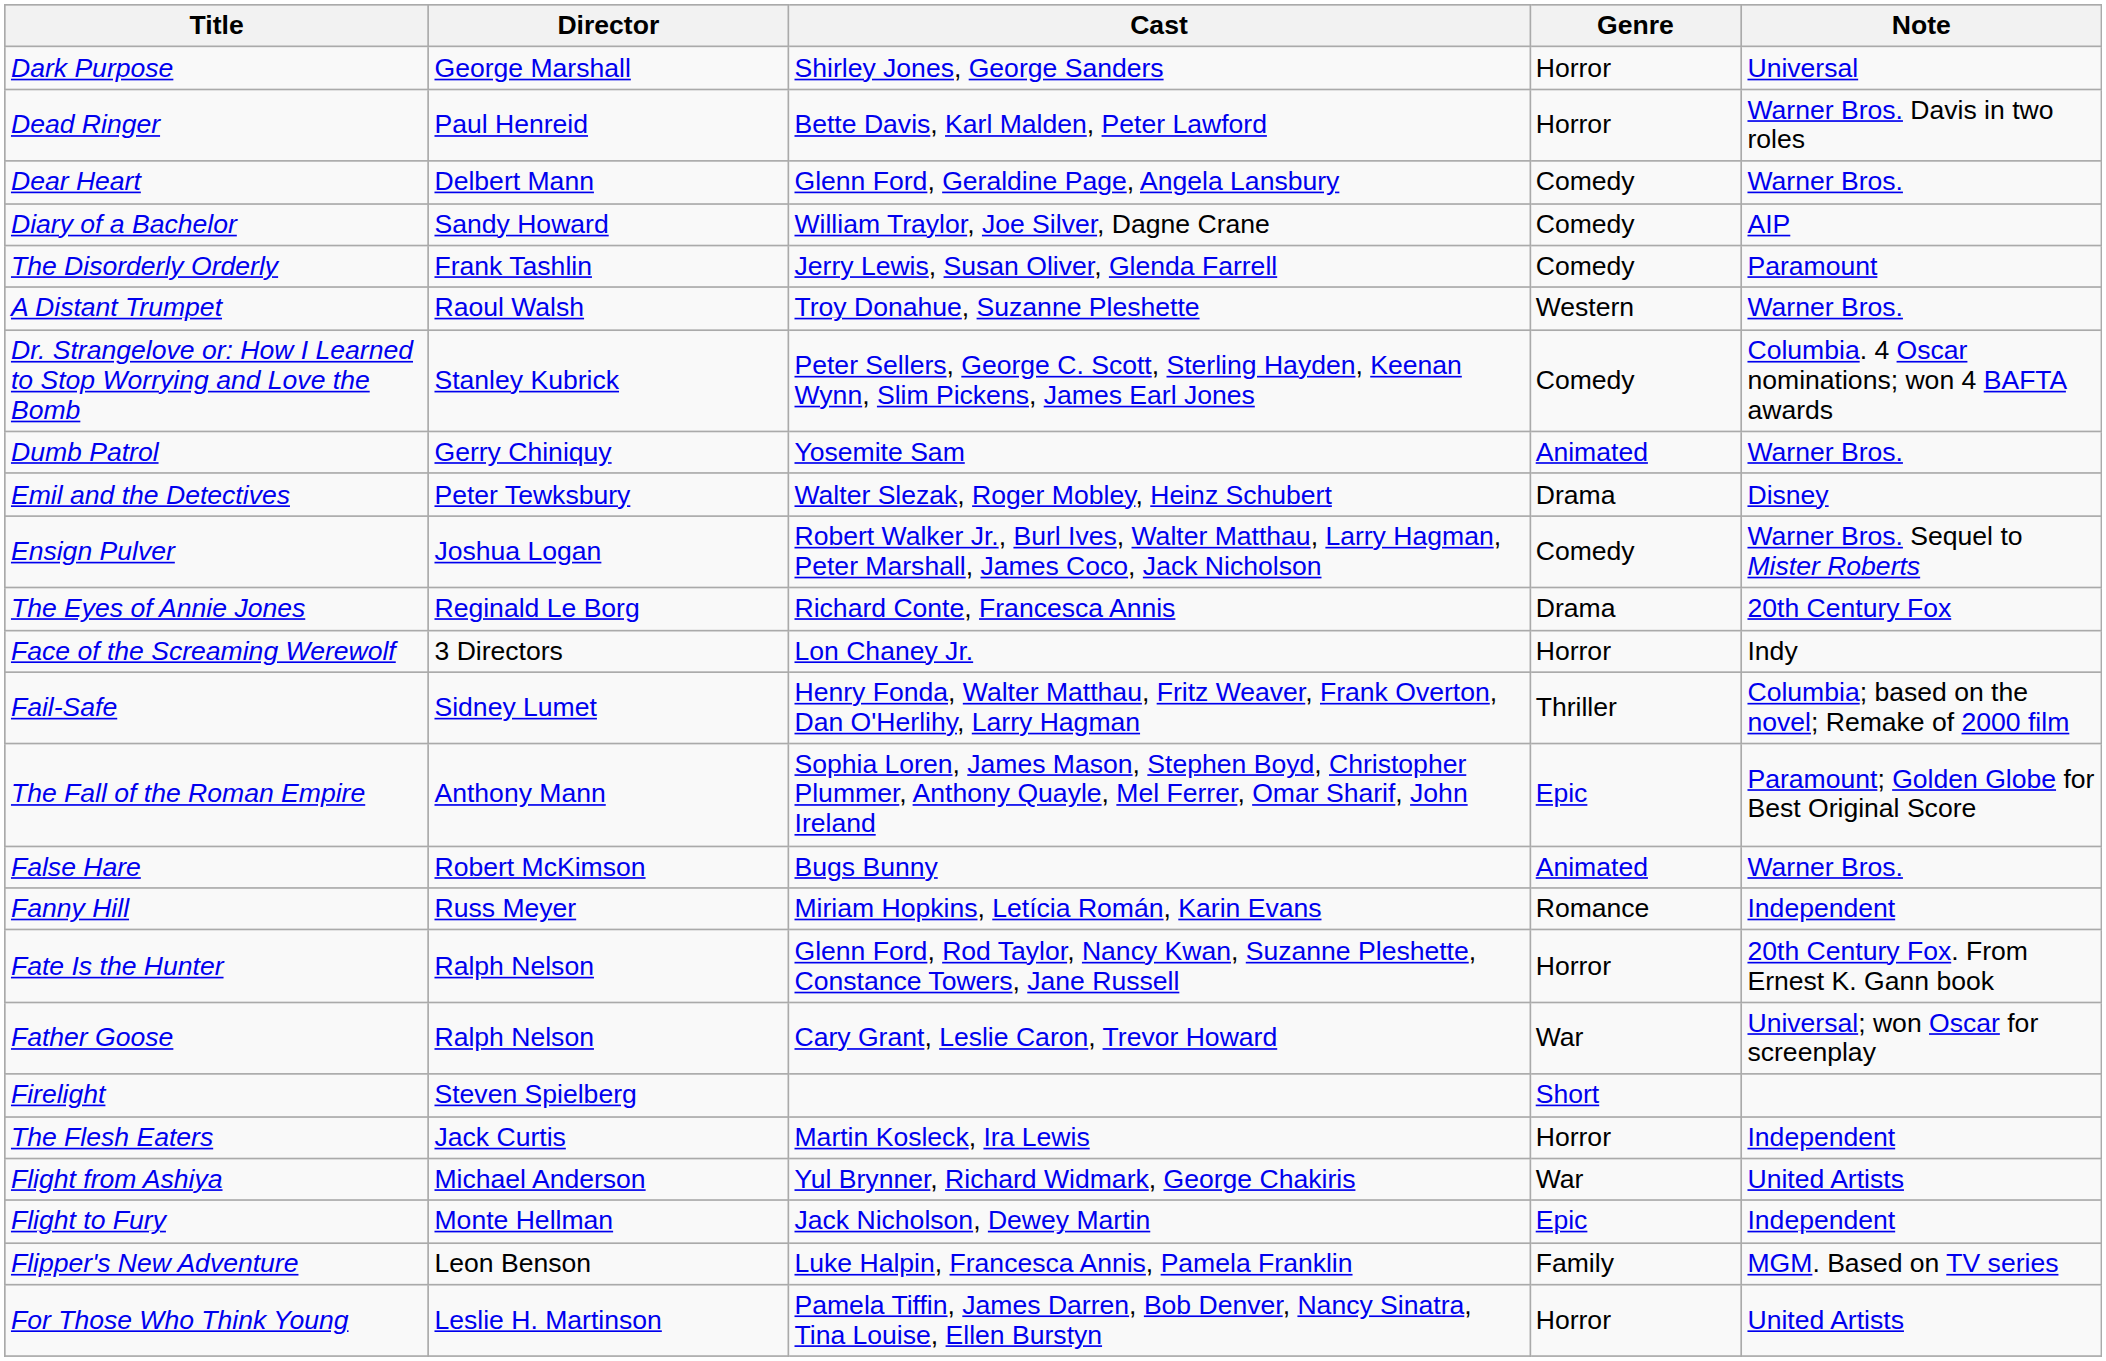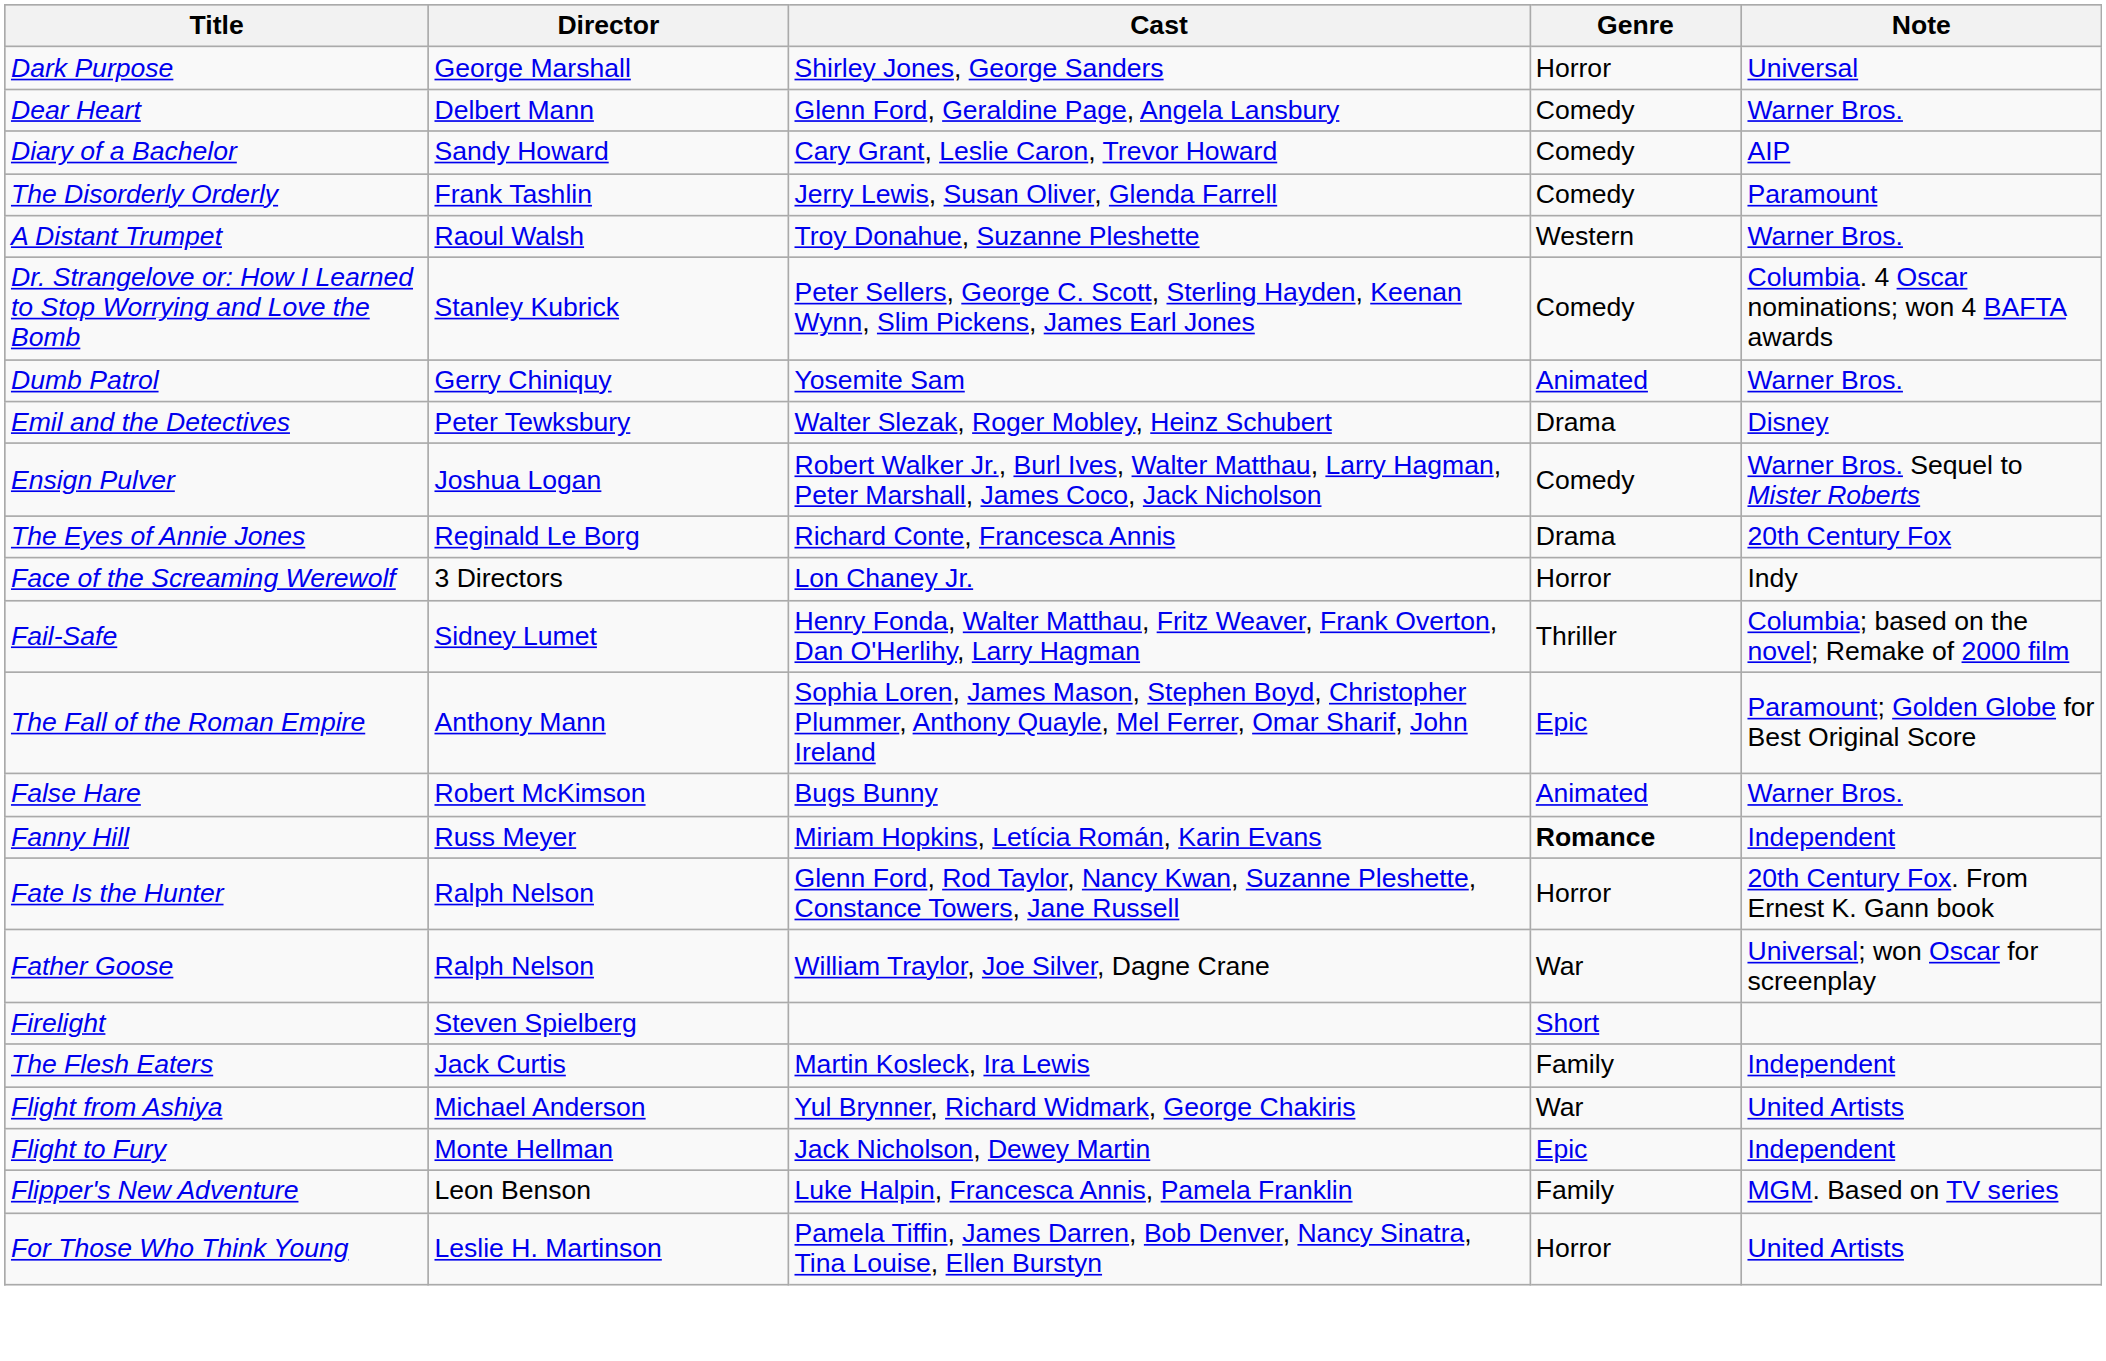- row: (86, 124)
(1032, 223) William Traylor, Joe Silver, Dagne Crane -> (1036, 151) Cary Grant, Leslie Caron, Trevor Howard
(1593, 908) normal -> (1595, 836) bold
(1036, 1037) Cary Grant, Leslie Caron, Trevor Howard -> (1032, 965) William Traylor, Joe Silver, Dagne Crane
(1573, 1136) Horror -> (1575, 1064) Family
